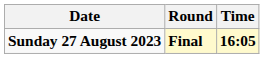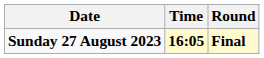columns swapped: (238, 16) <-> (191, 16)
